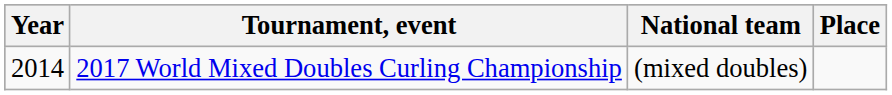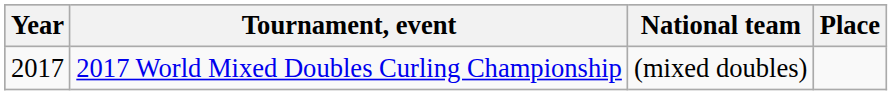(38, 67) 2014 -> (38, 67) 2017
